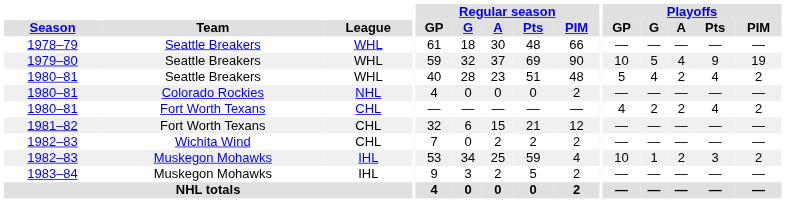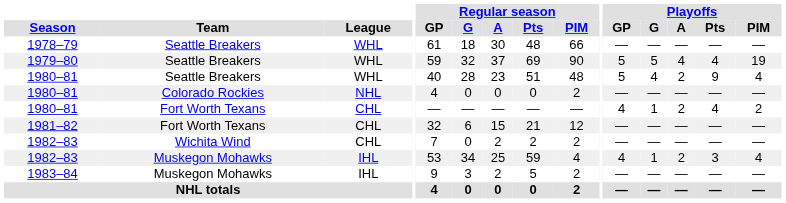(622, 60) 10 -> (622, 60) 5
(715, 60) 9 -> (715, 60) 4
(715, 76) 4 -> (715, 76) 9
(759, 76) 2 -> (759, 76) 4
(654, 109) 2 -> (654, 109) 1
(622, 157) 10 -> (622, 157) 4
(759, 157) 2 -> (759, 157) 4
